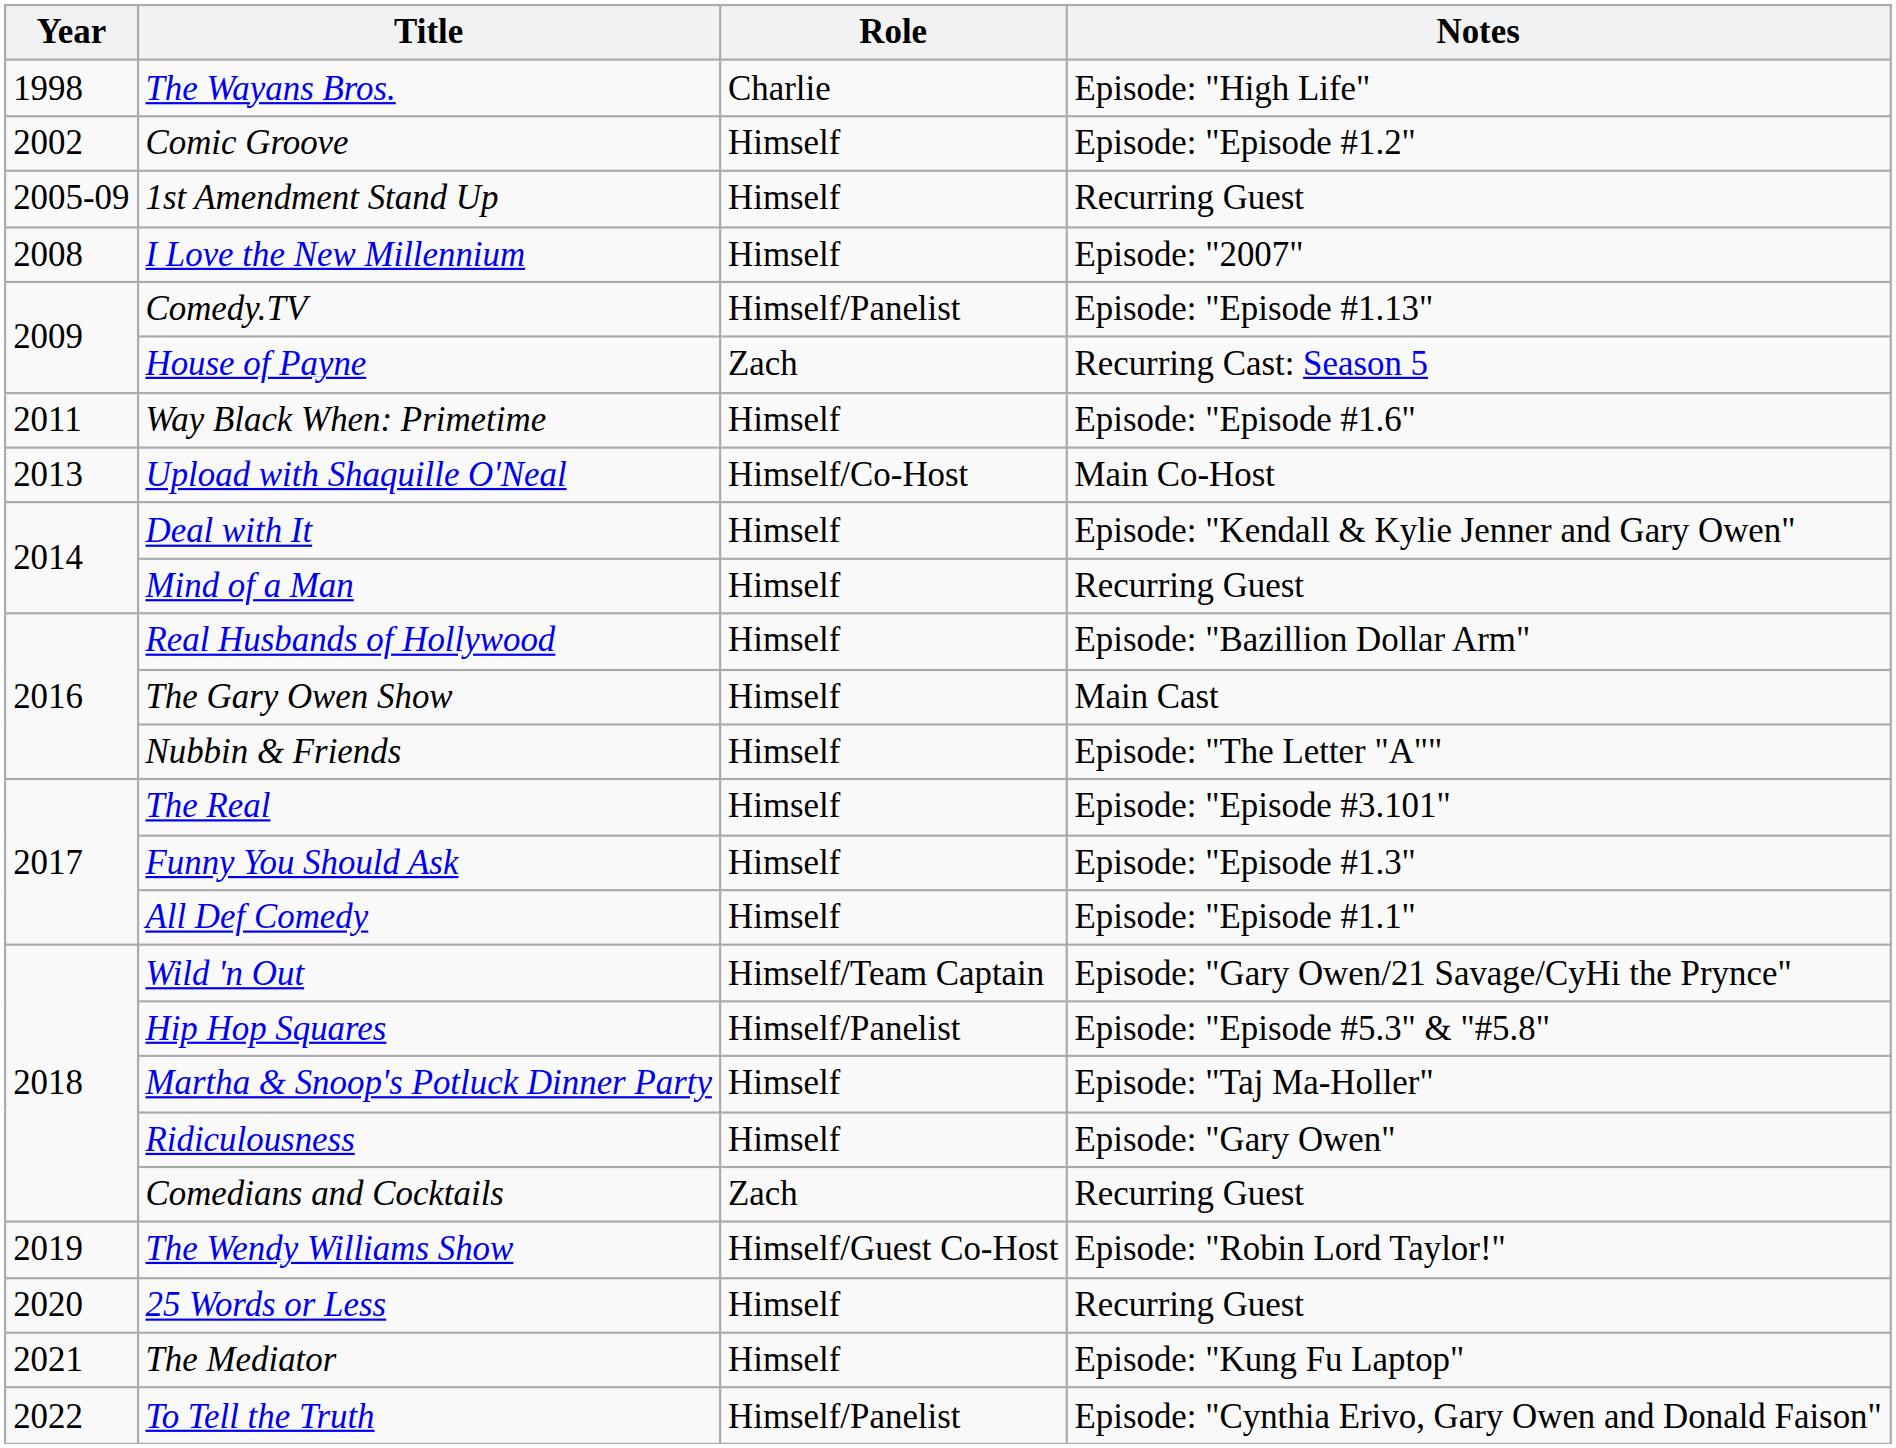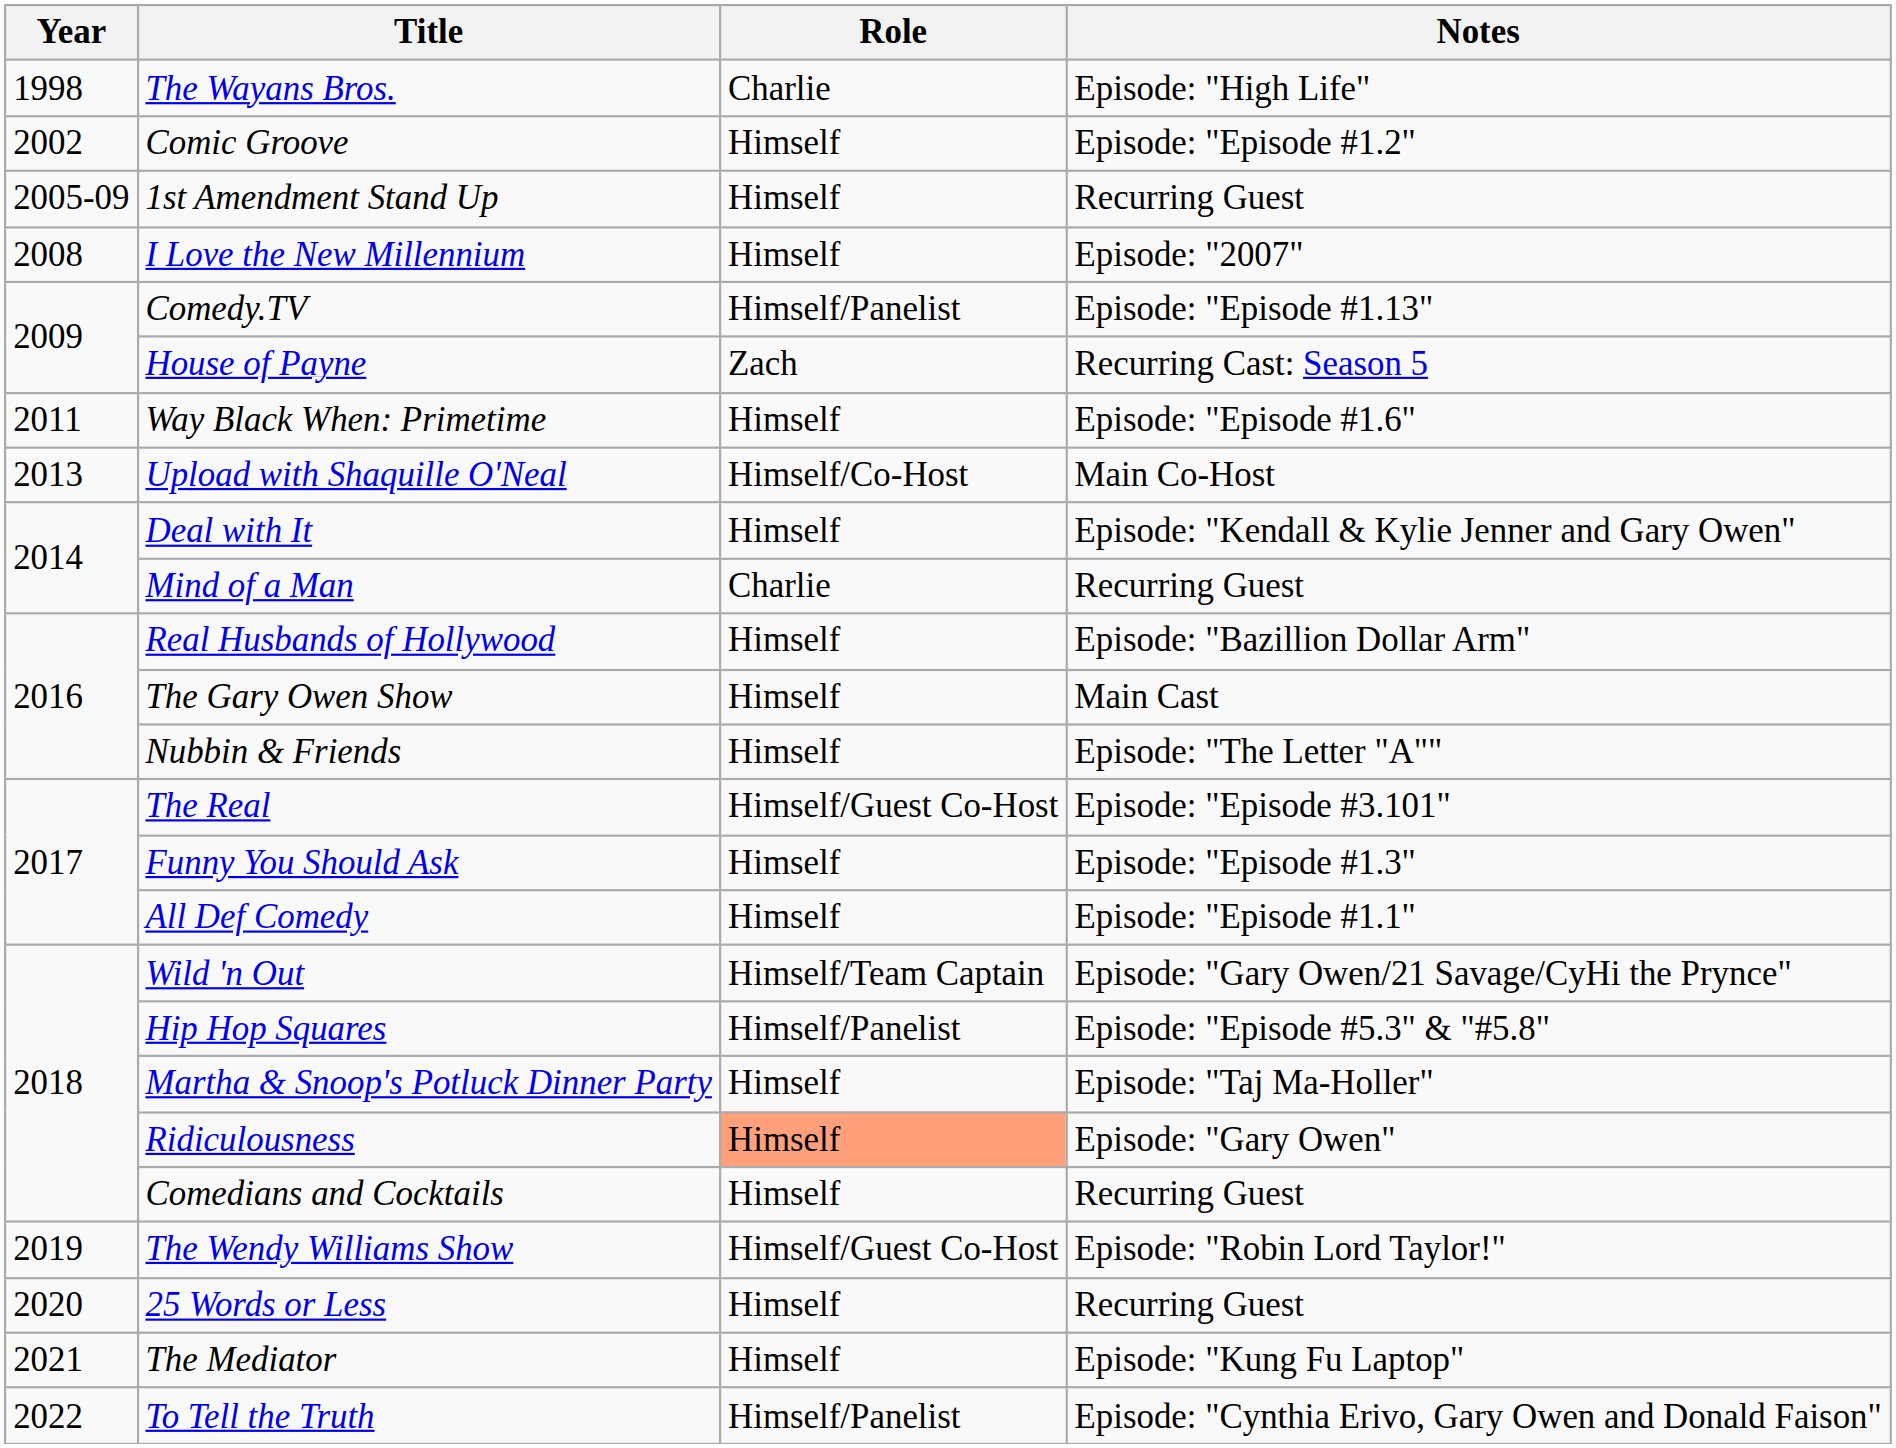(784, 585) Himself -> (779, 585) Charlie
(784, 806) Himself -> (893, 806) Himself/Guest Co-Host
(784, 1138) no background -> (784, 1138) lightsalmon background
(763, 1193) Zach -> (784, 1193) Himself
